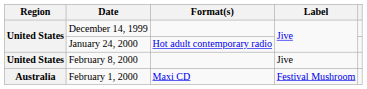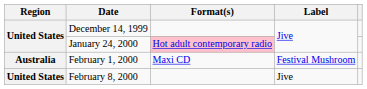(212, 44) no background -> (212, 44) pink background
rows swapped: (103, 76) <-> (103, 60)
